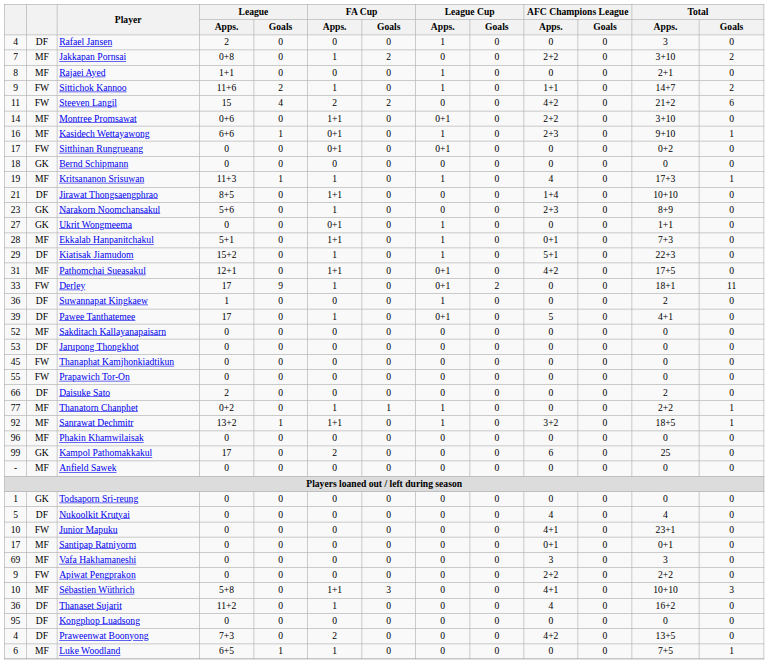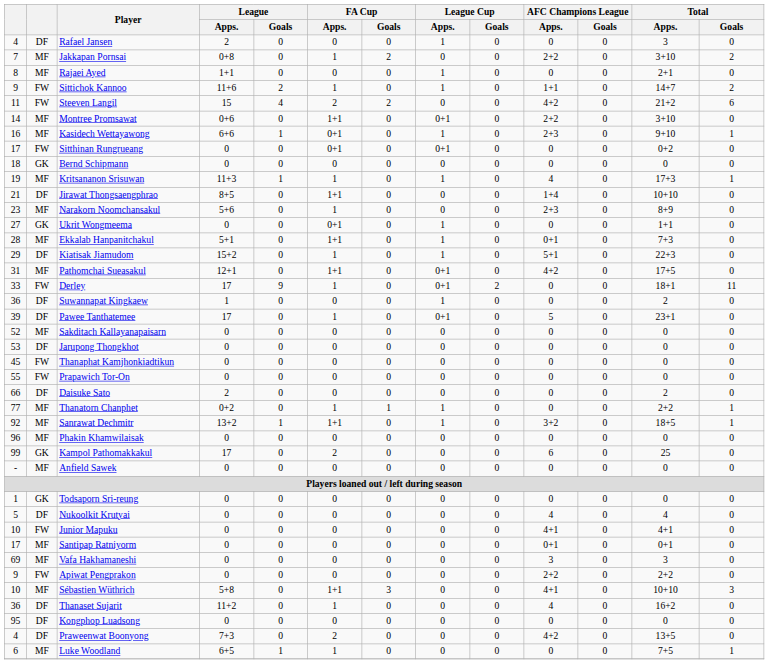(42, 210) GK -> (42, 210) MF
(665, 316) 4+1 -> (665, 316) 23+1
(665, 529) 23+1 -> (665, 529) 4+1
